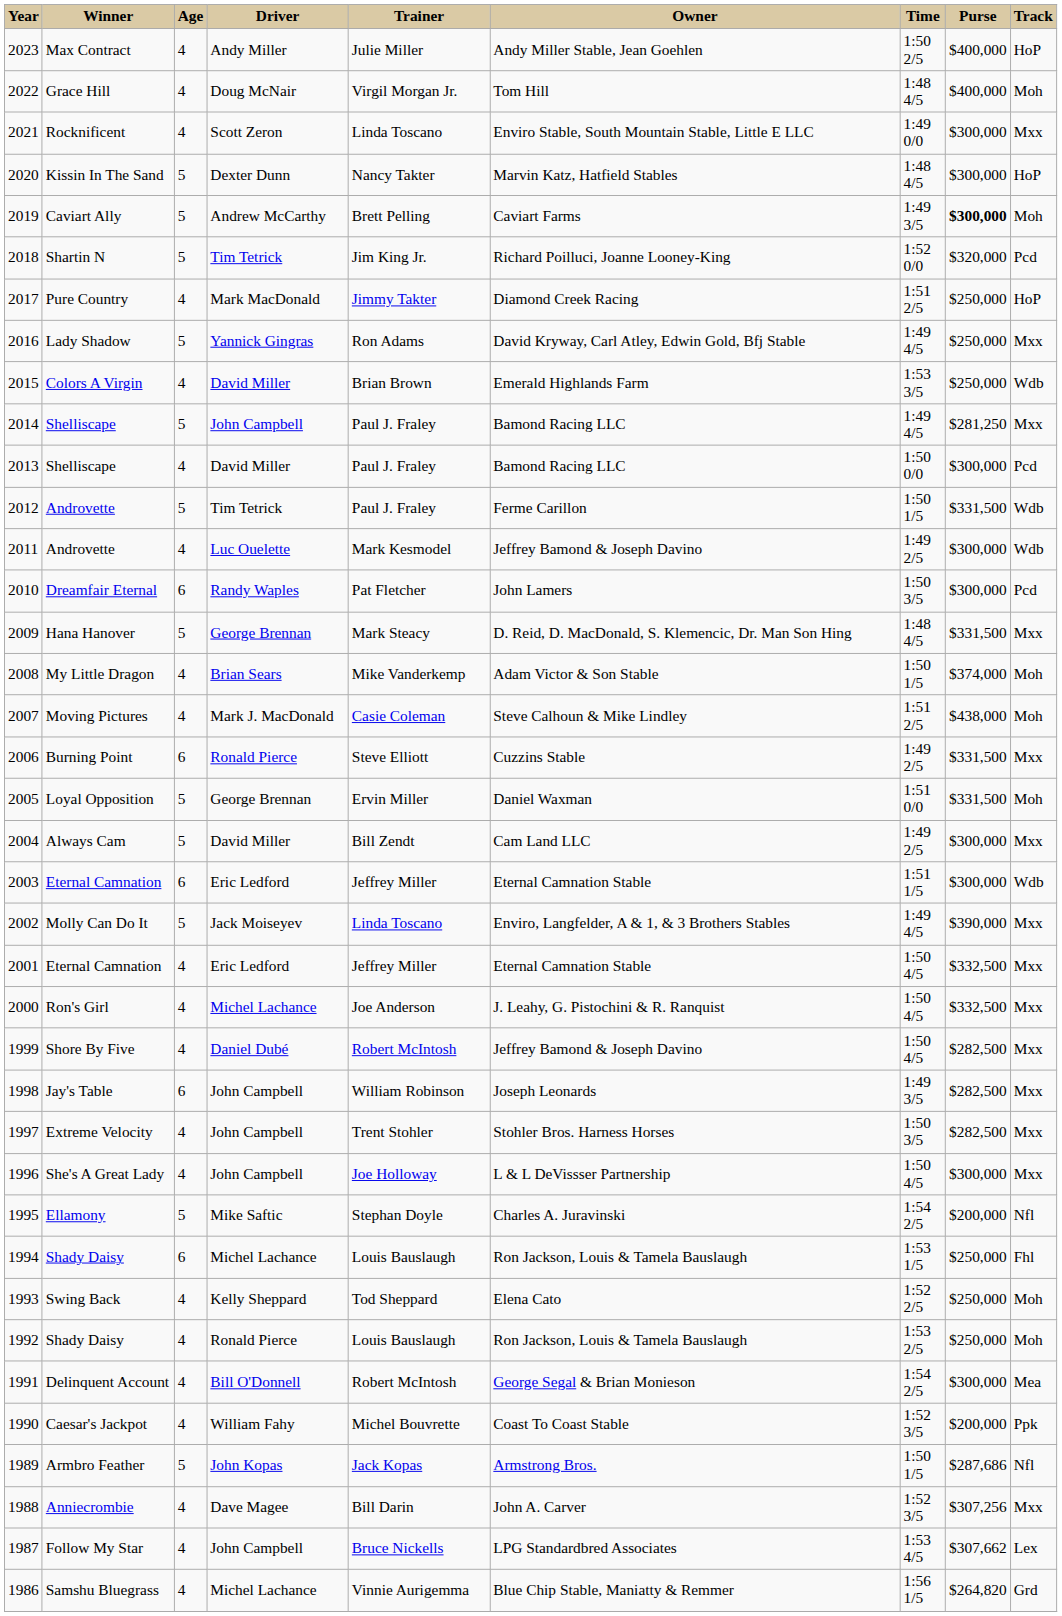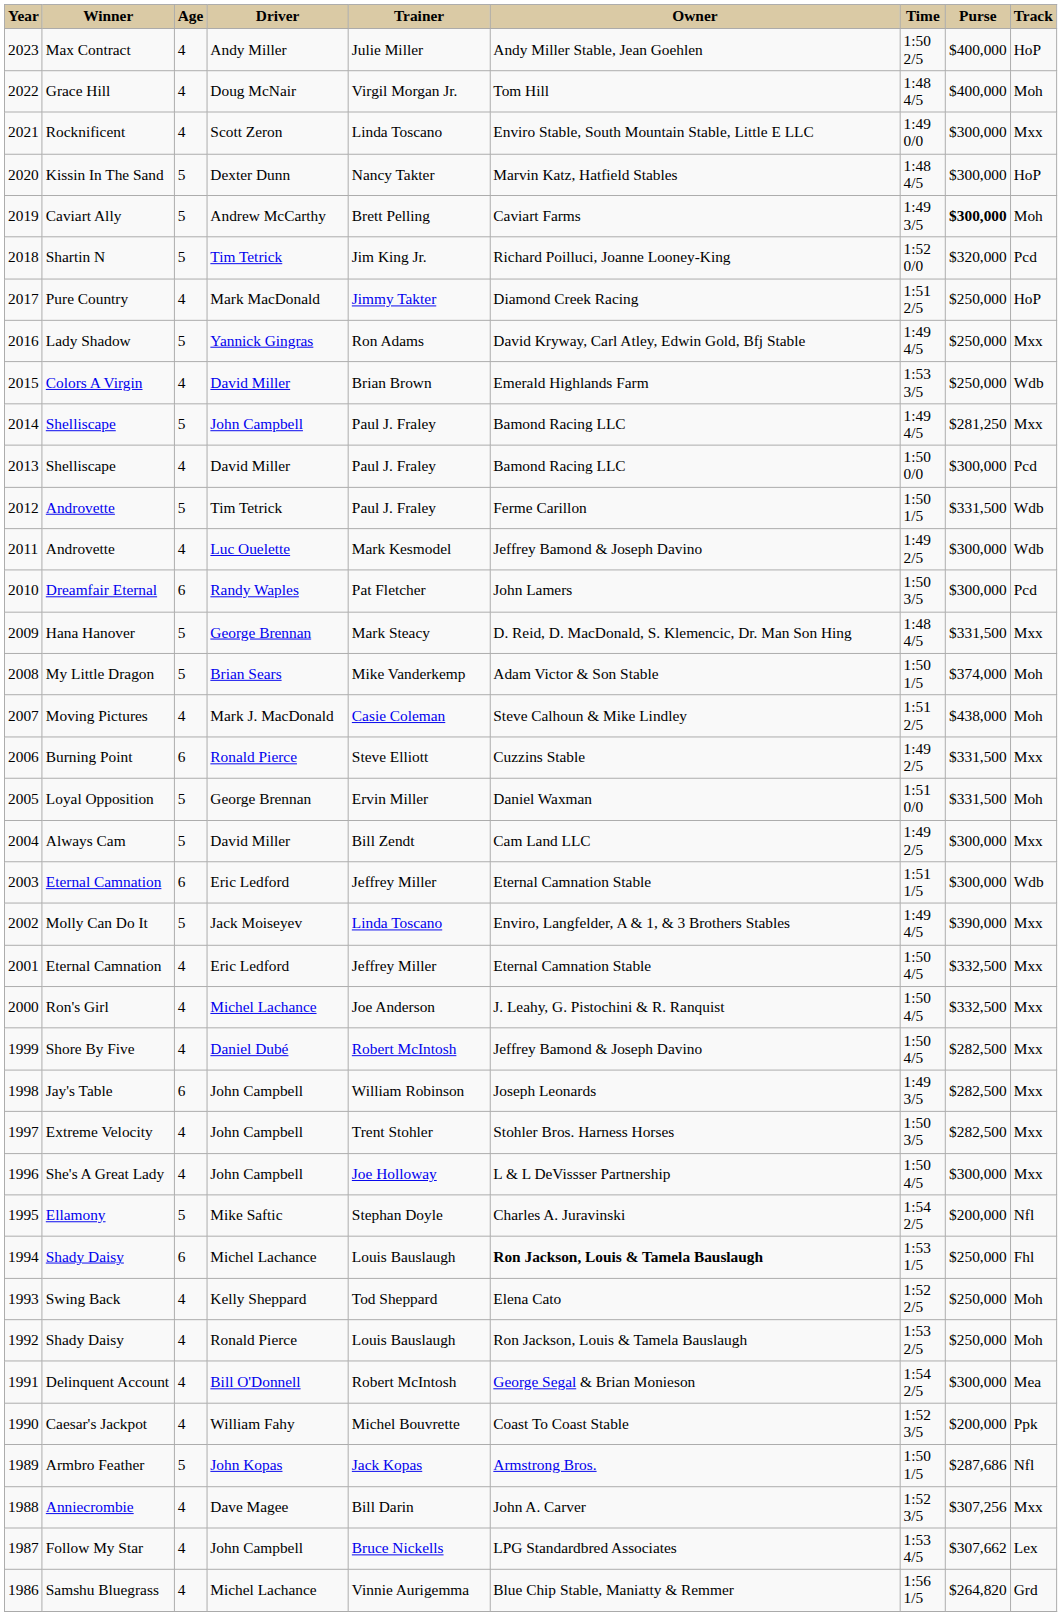(182, 674) 4 -> (182, 674) 5
(620, 1257) normal -> (628, 1257) bold
